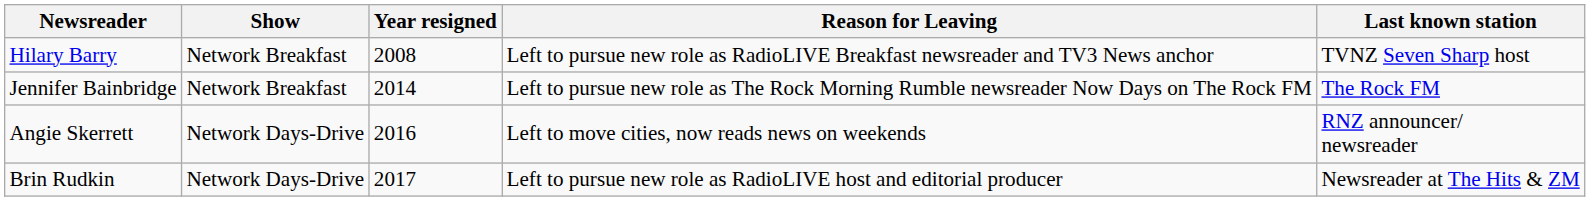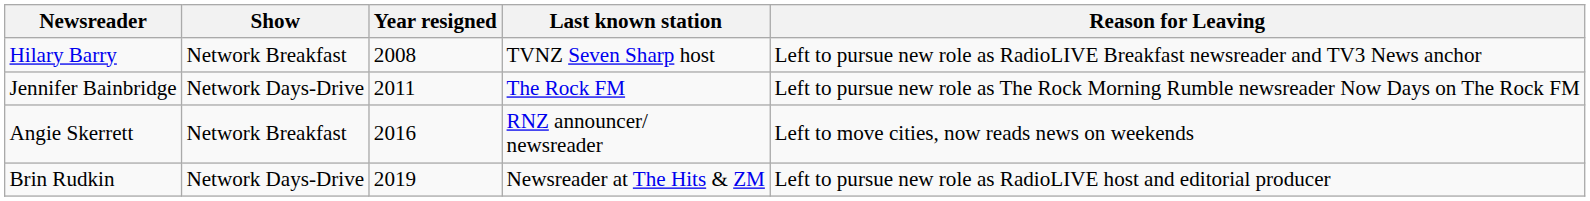columns swapped: (909, 21) <-> (1451, 21)
(266, 88) Network Breakfast -> (275, 88) Network Days-Drive
(395, 88) 2014 -> (395, 88) 2011
(275, 133) Network Days-Drive -> (266, 133) Network Breakfast
(395, 178) 2017 -> (395, 178) 2019
